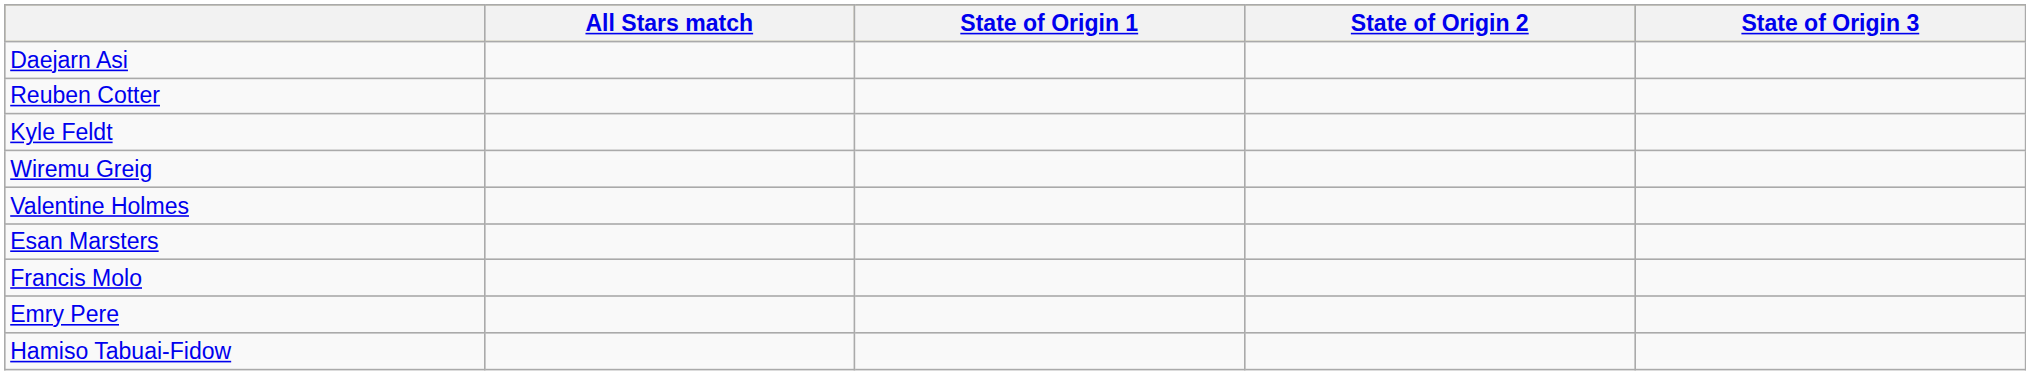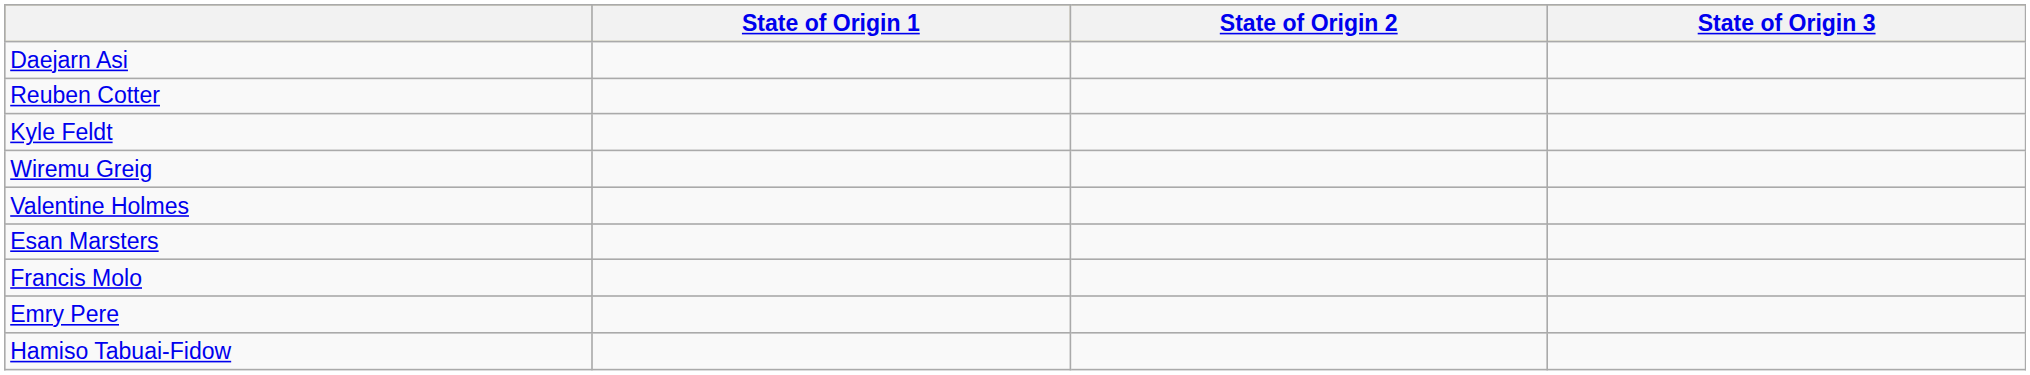- column: (669, 23)
